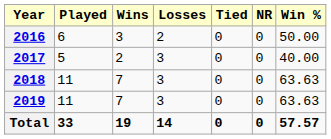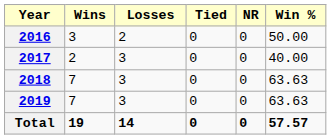- column: (83, 15)
